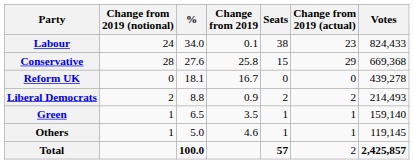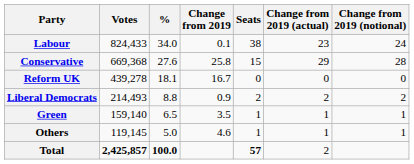columns swapped: (384, 19) <-> (138, 19)
